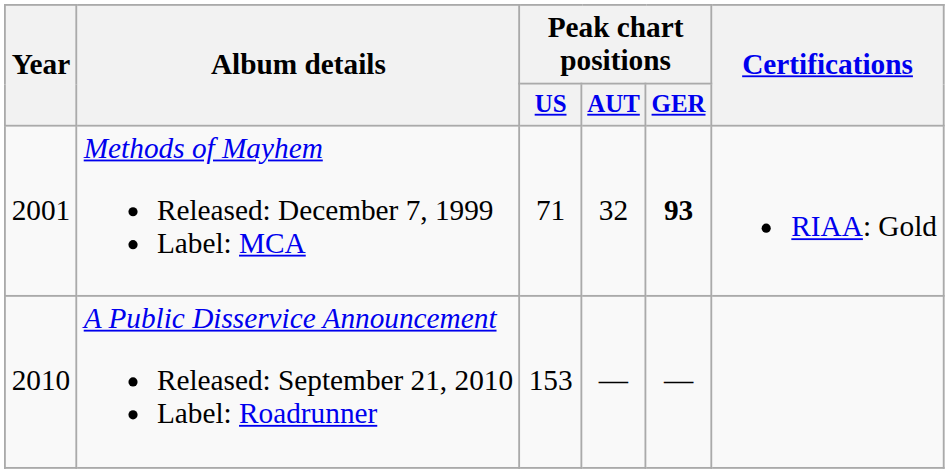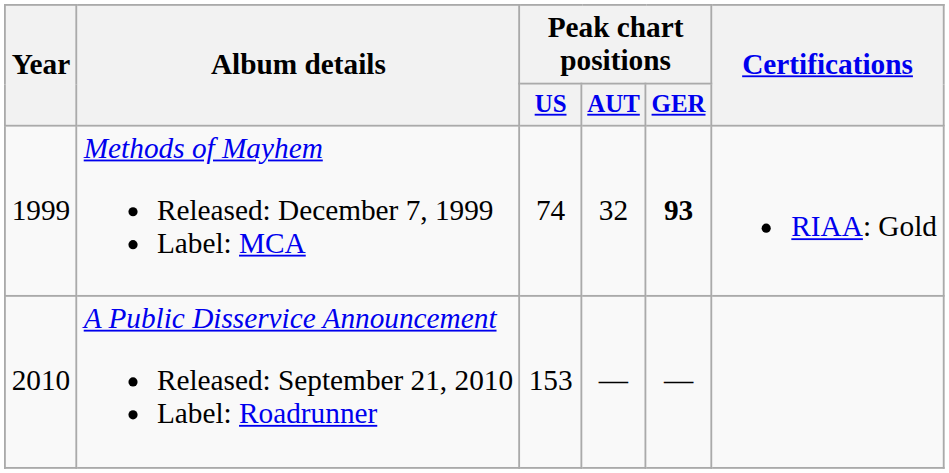(41, 210) 2001 -> (41, 210) 1999
(551, 210) 71 -> (551, 210) 74
